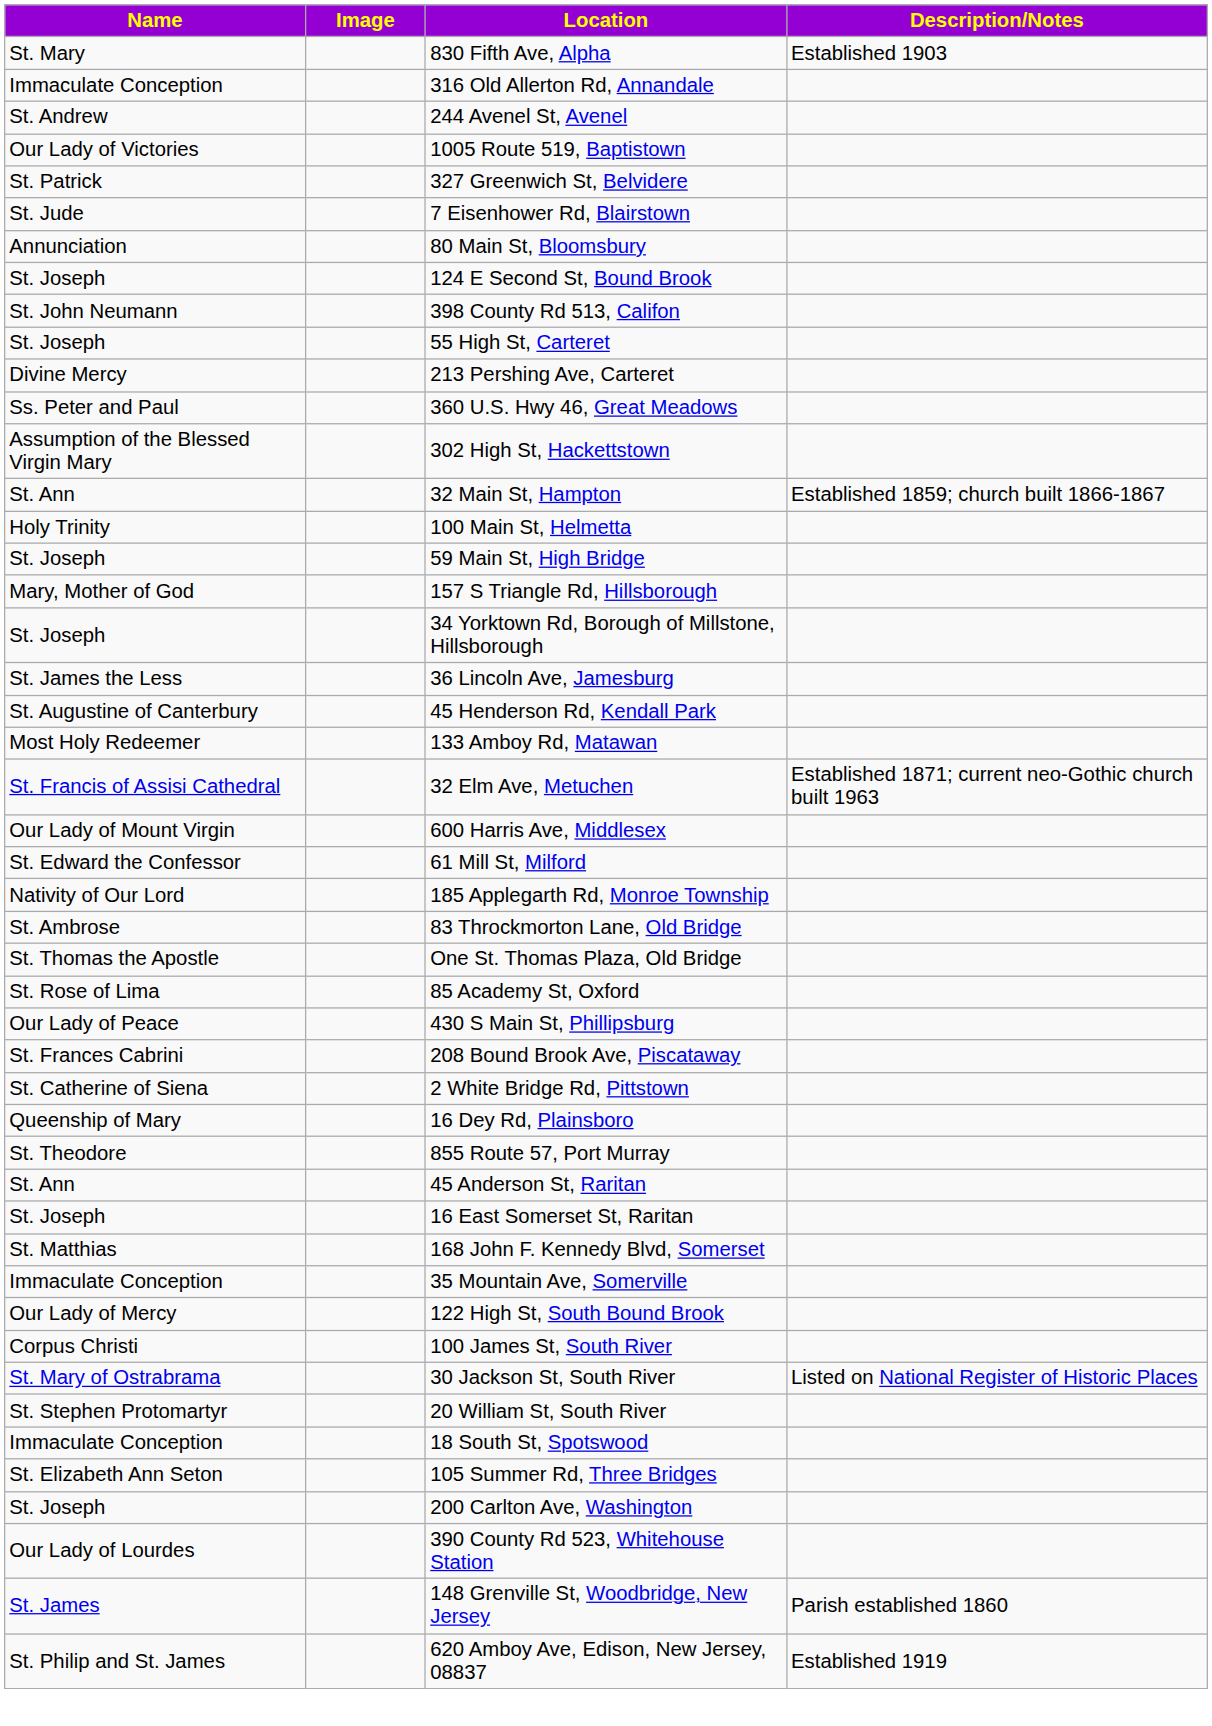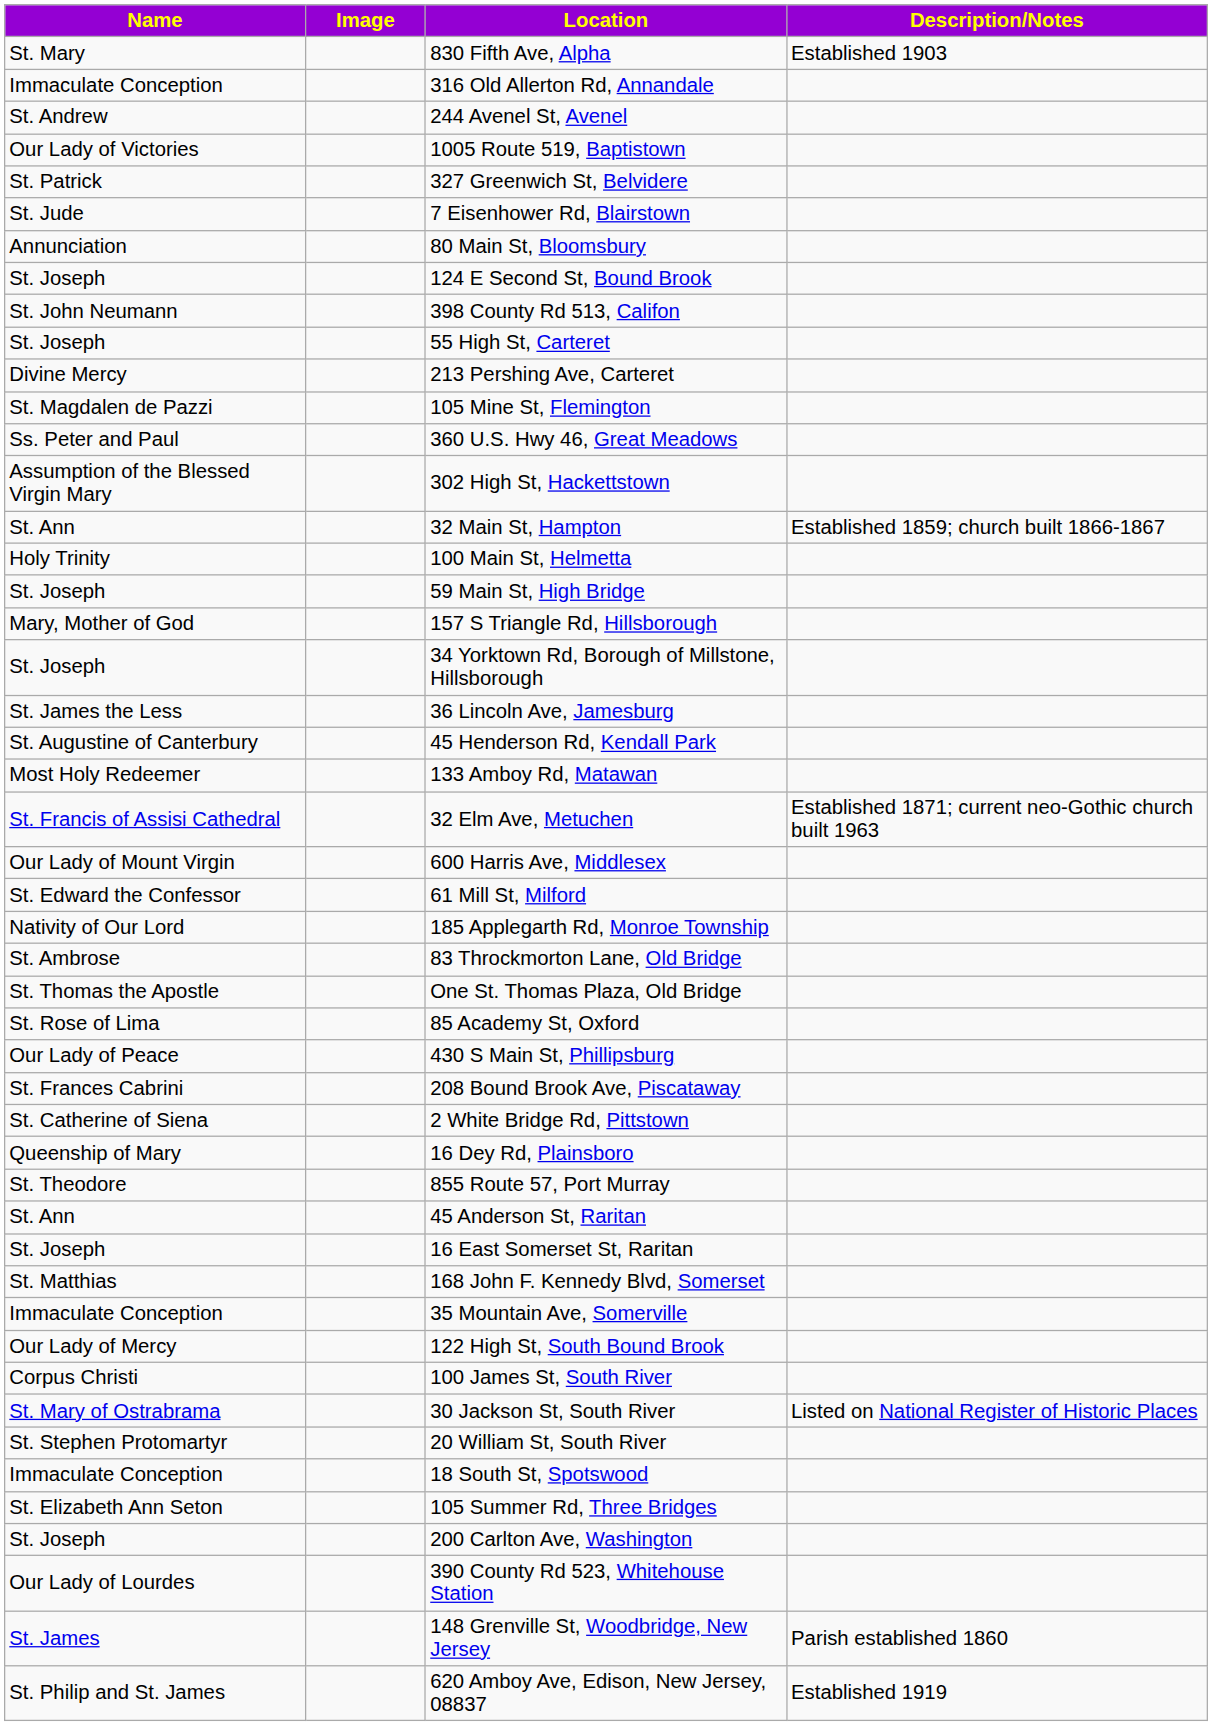+ row: (540, 407)
